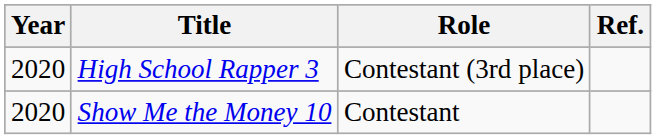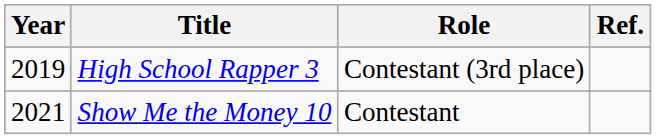(38, 68) 2020 -> (38, 68) 2019
(38, 111) 2020 -> (38, 111) 2021
